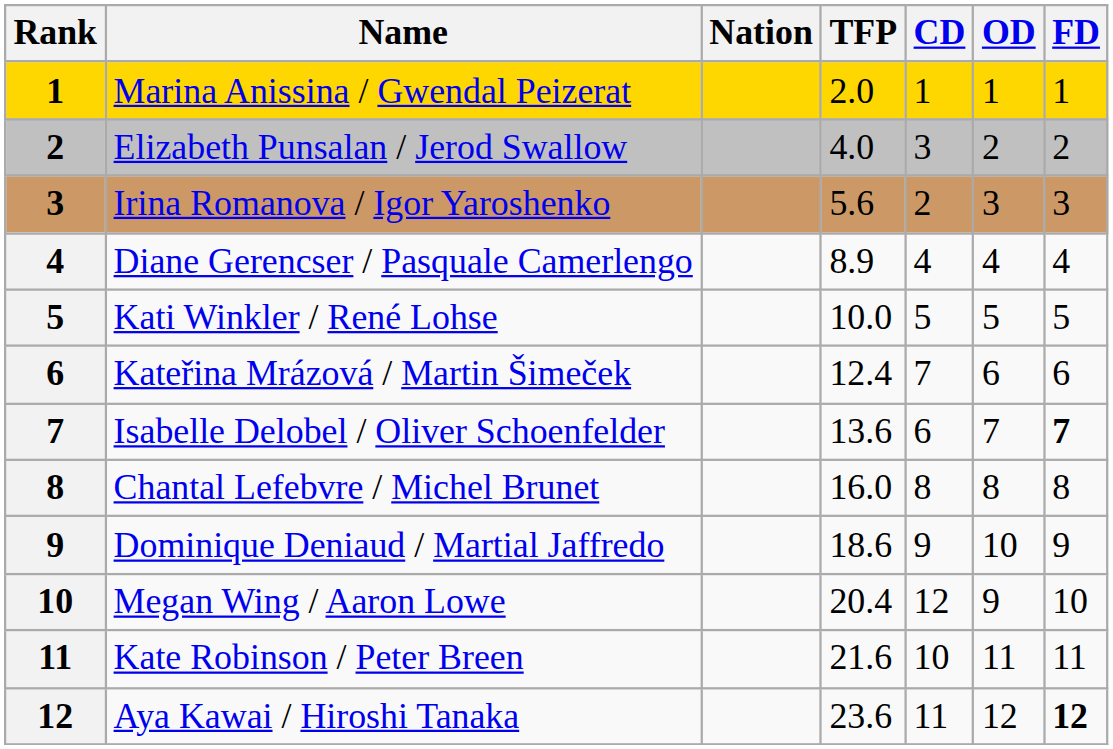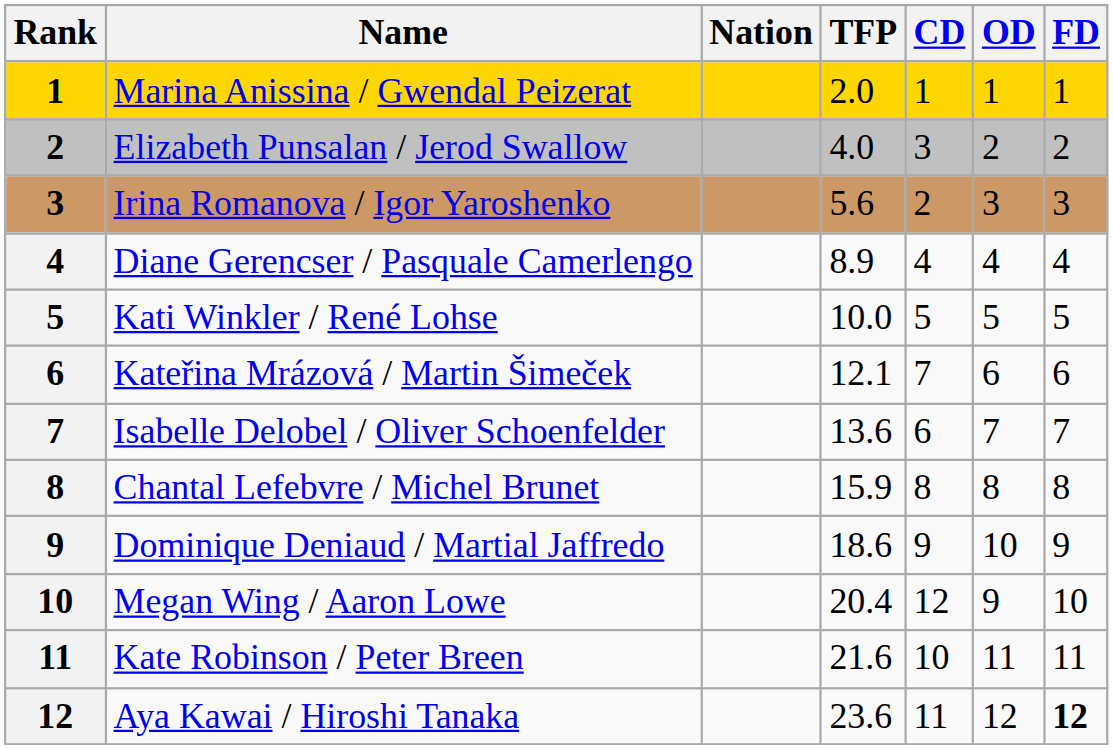(861, 373) 12.4 -> (861, 373) 12.1
(1061, 430) bold -> (1061, 430) normal
(861, 487) 16.0 -> (861, 487) 15.9
